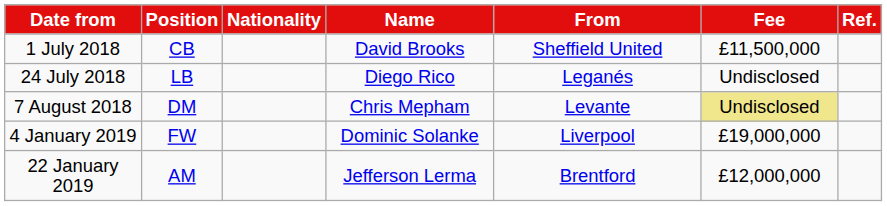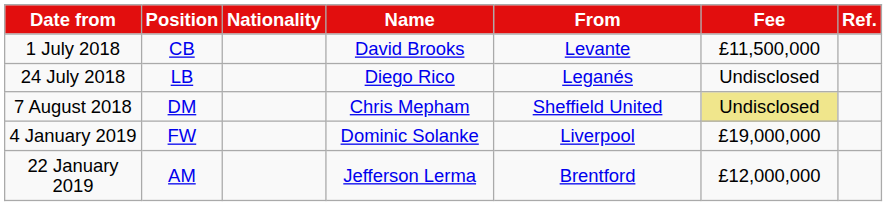(598, 49) Sheffield United -> (598, 49) Levante
(598, 107) Levante -> (598, 107) Sheffield United
